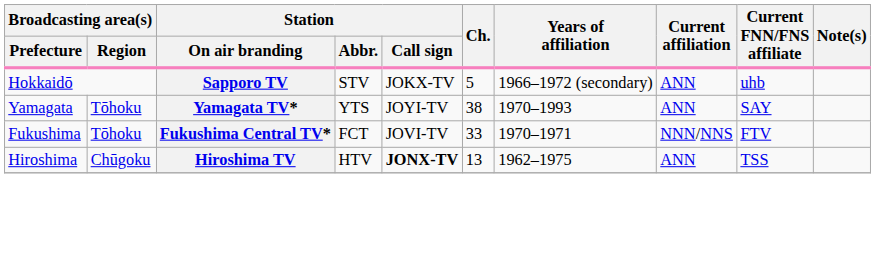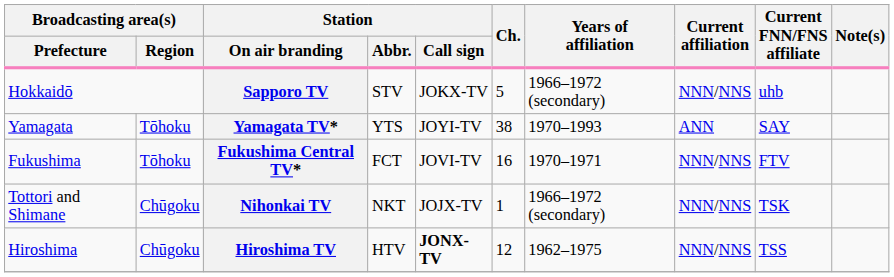(678, 82) ANN -> (715, 91) NNN/NNS
(474, 133) 33 -> (504, 161) 16
+ row: (286, 205)
(474, 159) 13 -> (504, 249) 12
(678, 159) ANN -> (715, 249) NNN/NNS
